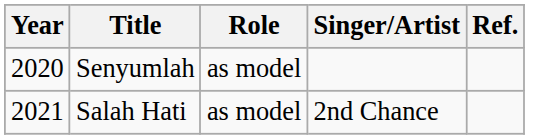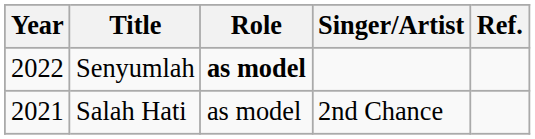(37, 68) 2020 -> (37, 68) 2022
(254, 68) normal -> (256, 68) bold
